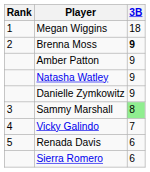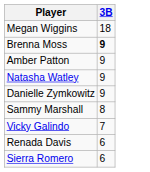- column: (19, 12)
(132, 110) lightgreen background -> (102, 110) no background
